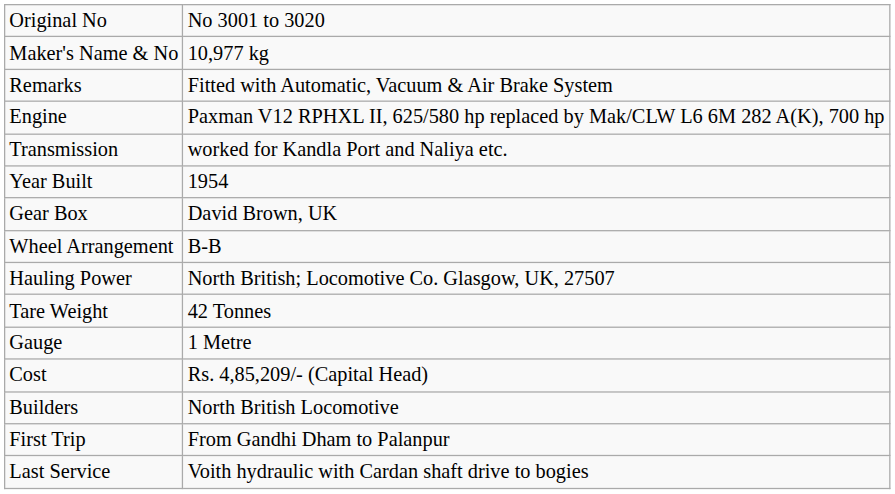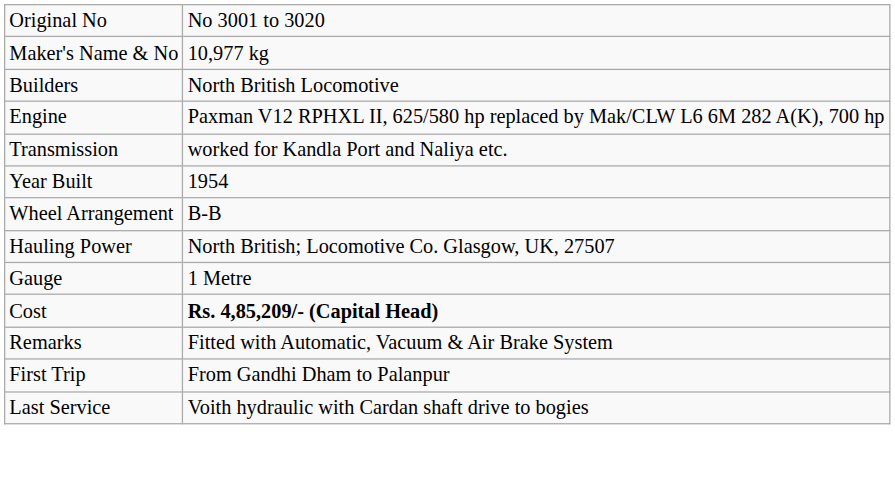rows swapped: (44, 407) <-> (45, 85)
- row: (49, 213)
- row: (59, 310)
(308, 375) normal -> (313, 310) bold
